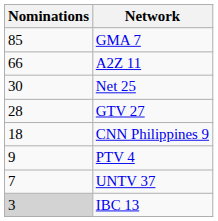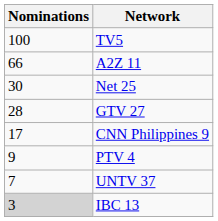+ row: (109, 39)
- row: (118, 39)
(15, 134) 18 -> (15, 134) 17
